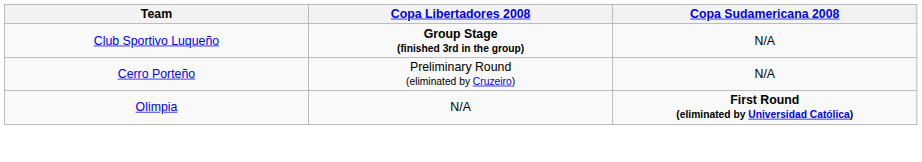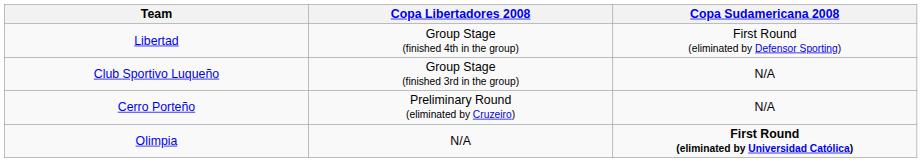+ row: (156, 40)
(461, 40) bold -> (461, 74) normal
